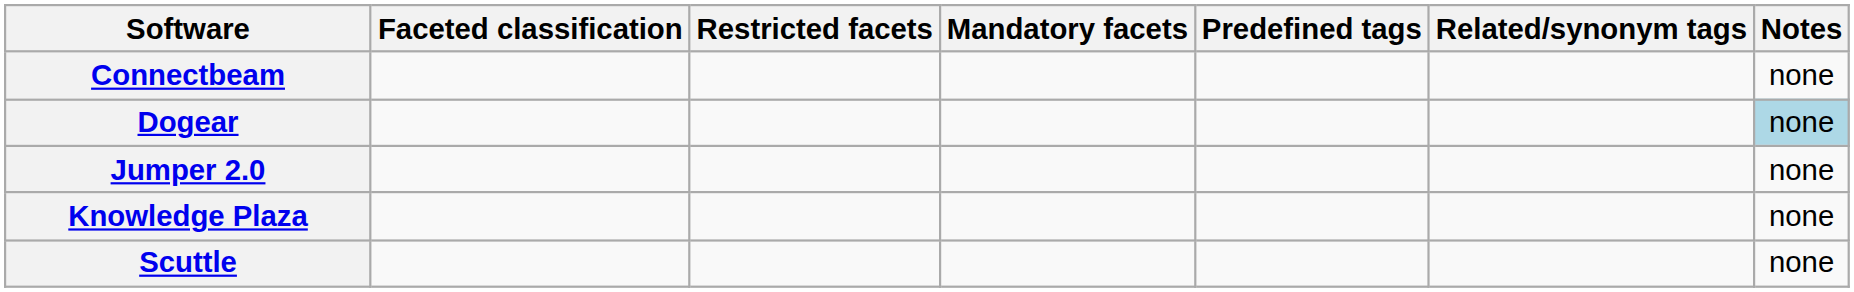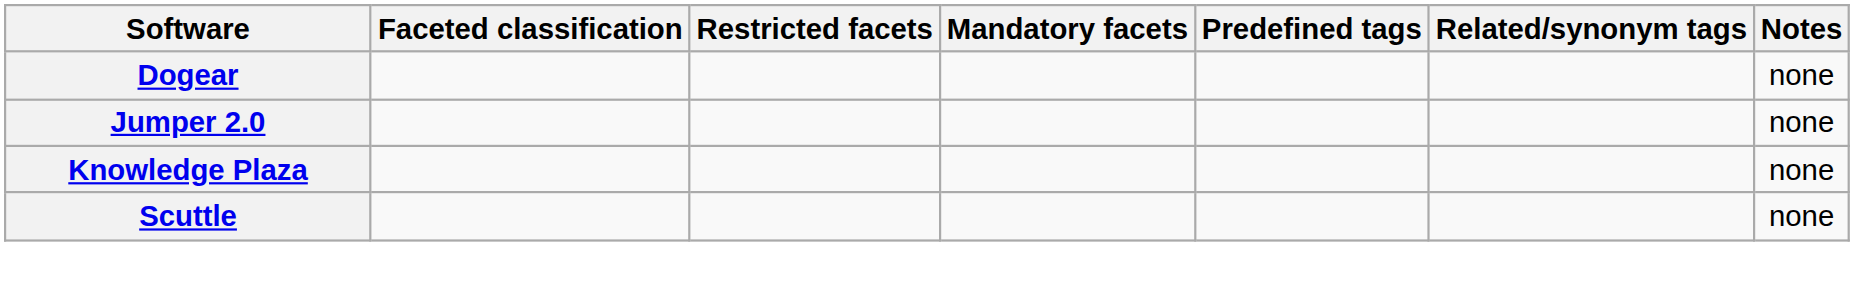- row: (188, 76)
(1802, 123) lightblue background -> (1802, 76) no background
